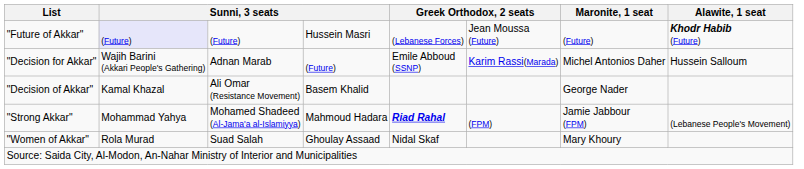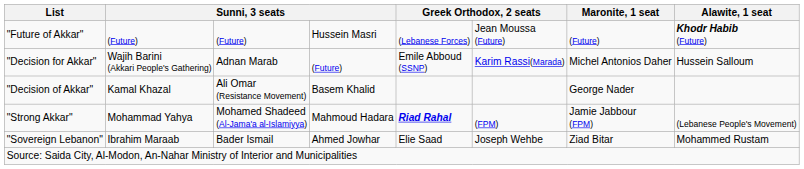(116, 41) lavender background -> (123, 41) no background
+ row: (55, 139)
- row: (48, 139)
